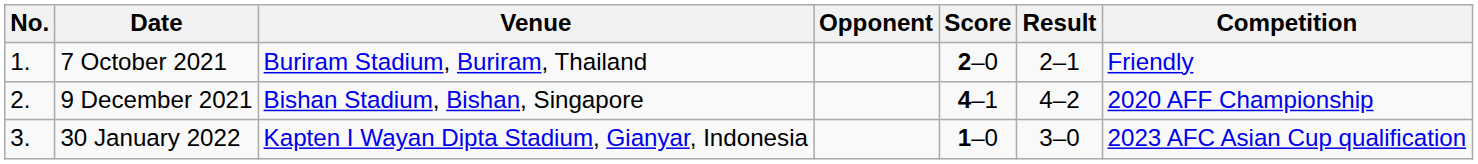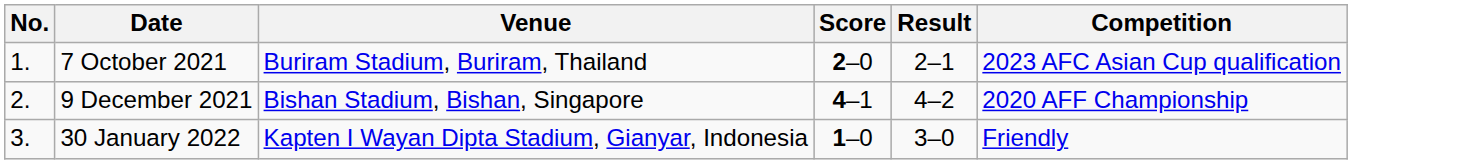- column: (876, 23)
(1151, 61) Friendly -> (1162, 61) 2023 AFC Asian Cup qualification
(1287, 138) 2023 AFC Asian Cup qualification -> (1025, 138) Friendly
